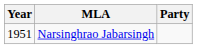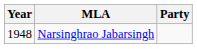(20, 33) 1951 -> (20, 33) 1948
